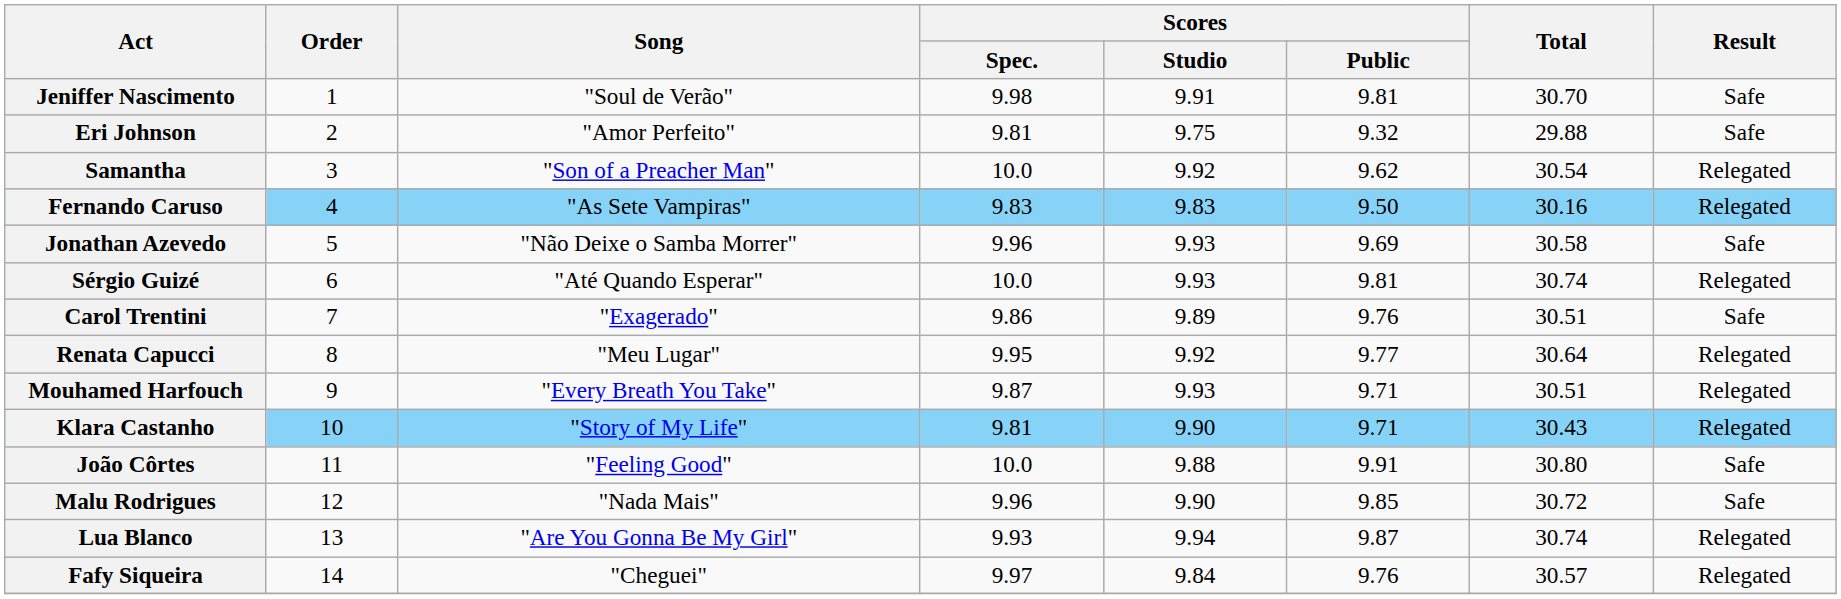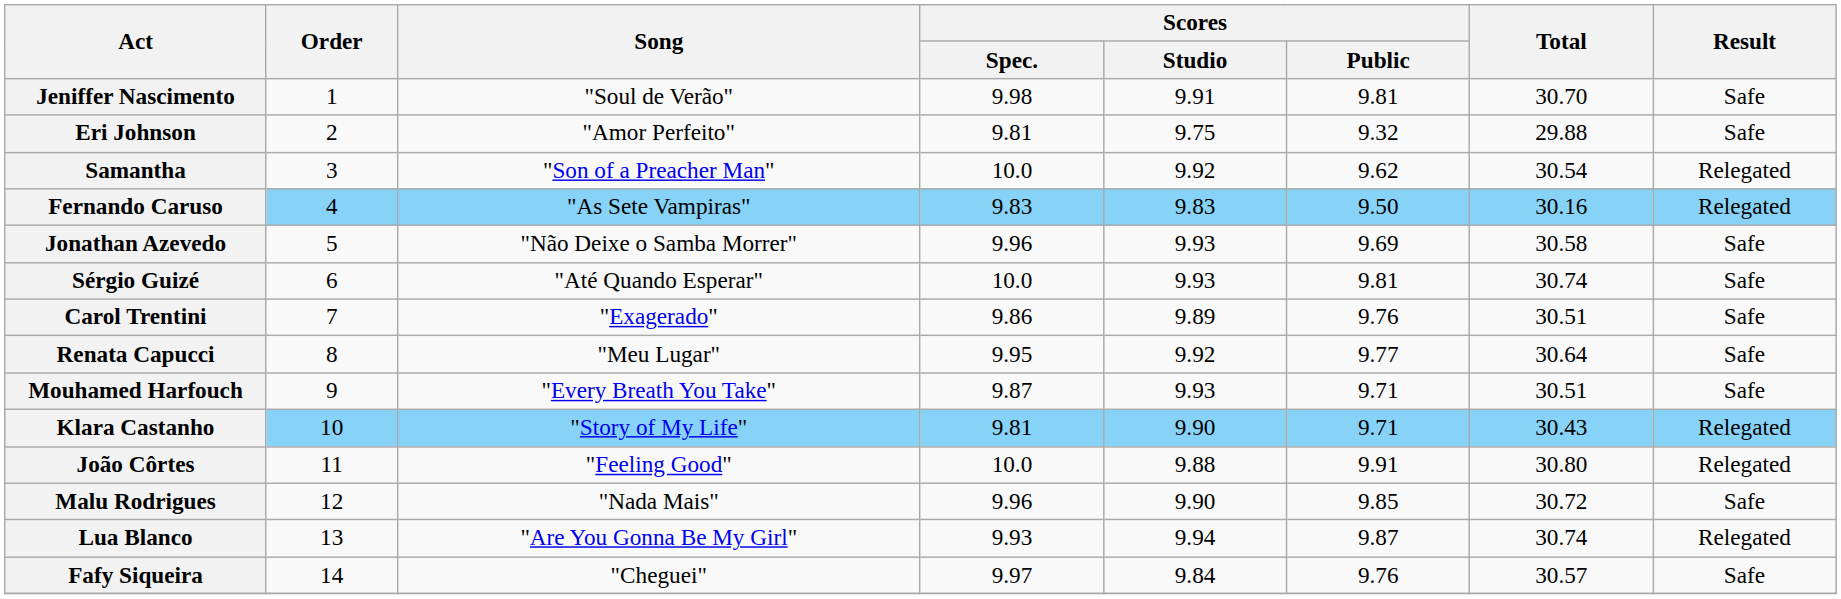(1744, 280) Relegated -> (1744, 280) Safe
(1744, 354) Relegated -> (1744, 354) Safe
(1744, 390) Relegated -> (1744, 390) Safe
(1744, 464) Safe -> (1744, 464) Relegated
(1744, 574) Relegated -> (1744, 574) Safe
